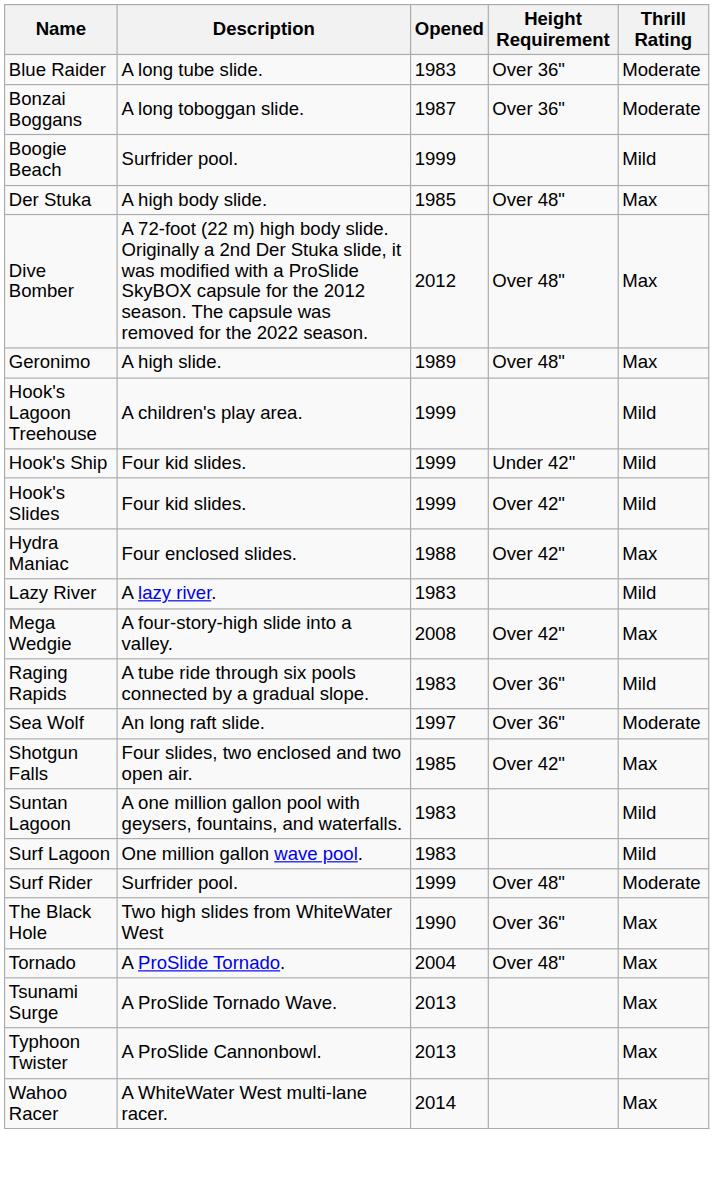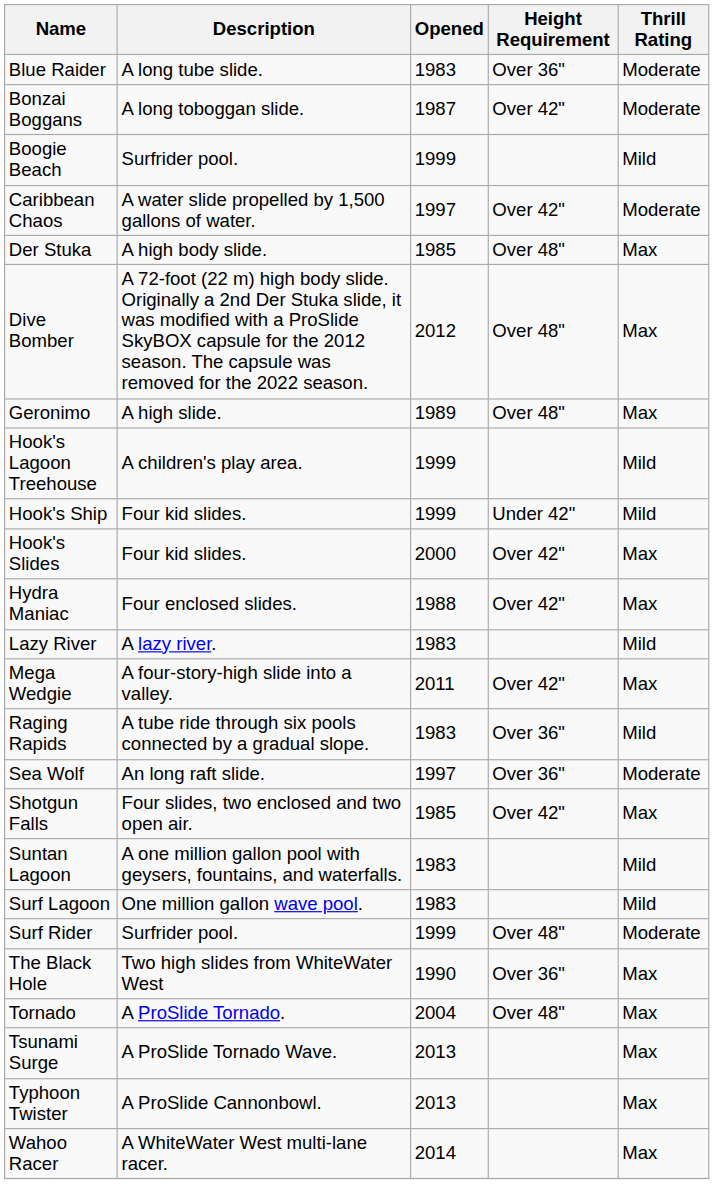(529, 109) Over 36" -> (529, 109) Over 42"
+ row: (52, 210)
(435, 503) 1999 -> (435, 553) 2000
(639, 503) Mild -> (640, 553) Max
(435, 633) 2008 -> (435, 683) 2011
